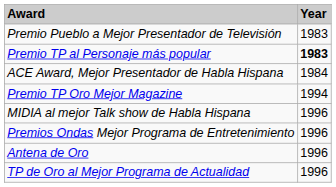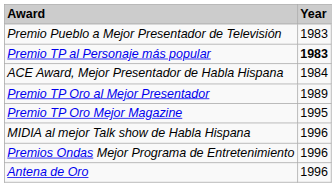+ row: (108, 93)
(314, 93) 1994 -> (314, 113) 1995
- row: (128, 172)
